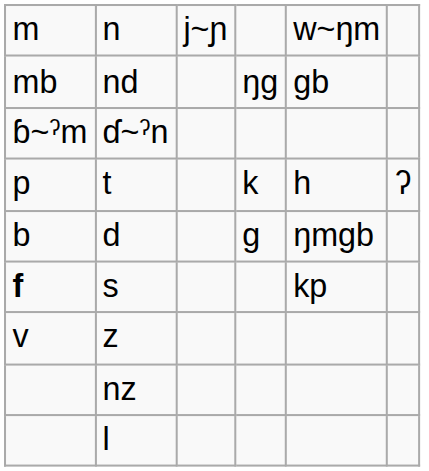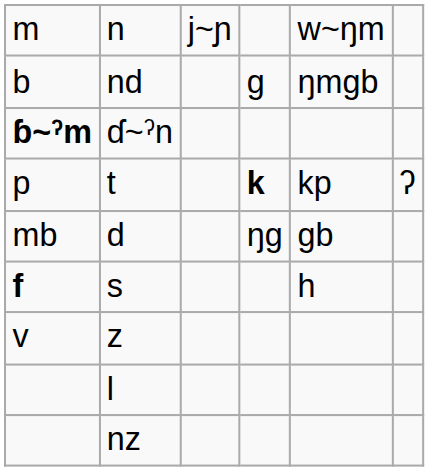(35, 81) mb -> (21, 81) b
(260, 81) ŋɡ -> (256, 81) ɡ
(311, 81) ɡb -> (338, 81) ŋmɡb
(50, 132) normal -> (52, 132) bold
(250, 183) normal -> (256, 183) bold
(302, 183) h -> (315, 183) kp
(21, 235) b -> (35, 235) mb
(251, 235) ɡ -> (265, 235) ŋɡ
(334, 235) ŋmɡb -> (316, 235) ɡb
(310, 286) kp -> (307, 286) h
rows swapped: (119, 388) <-> (106, 440)
